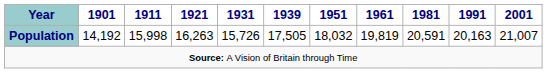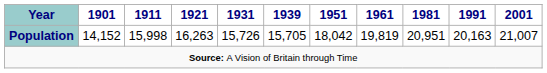(102, 36) 14,192 -> (102, 36) 14,152
(287, 36) 17,505 -> (287, 36) 15,705
(333, 36) 18,032 -> (333, 36) 18,042
(426, 36) 20,591 -> (426, 36) 20,951
